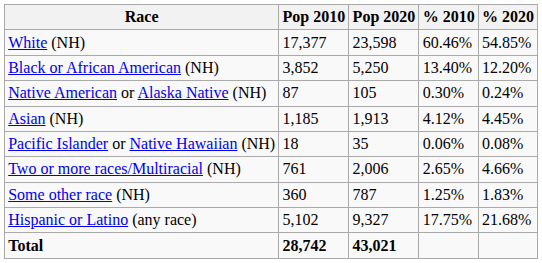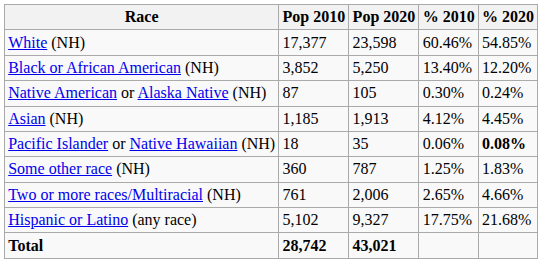(503, 144) normal -> (504, 144) bold
rows swapped: (79, 194) <-> (124, 169)
